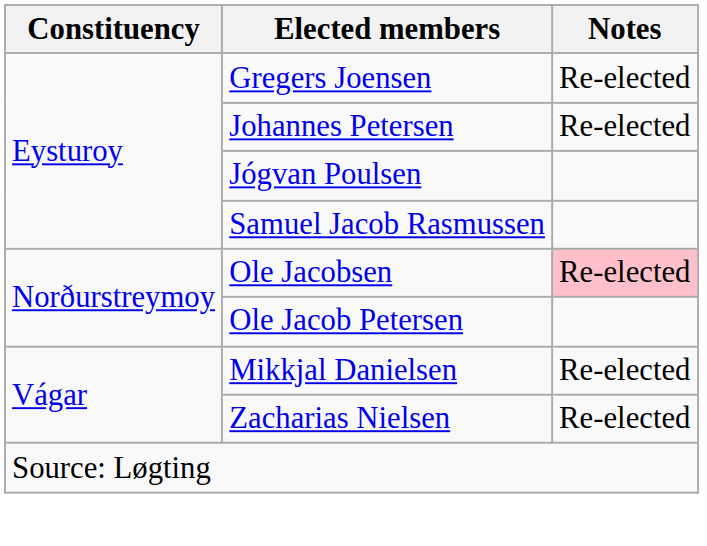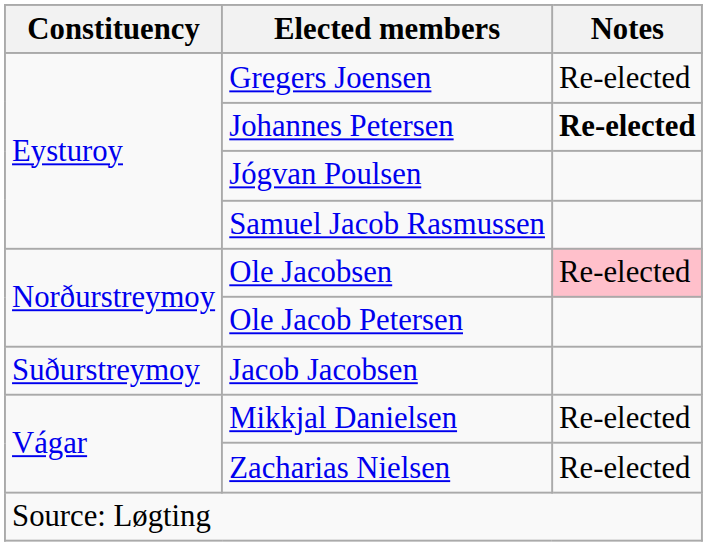(625, 126) normal -> (627, 126) bold
+ row: (324, 369)
